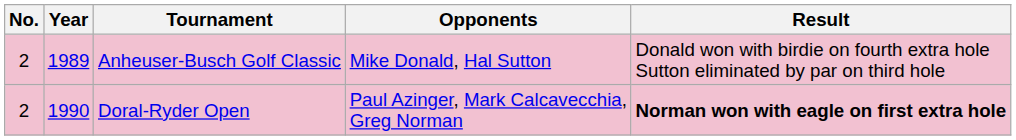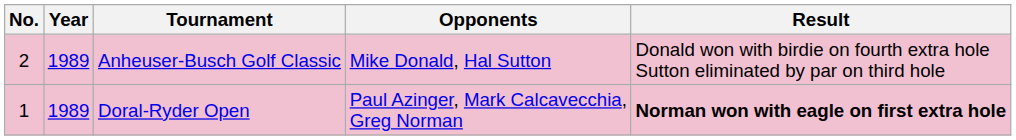(24, 110) 2 -> (24, 110) 1
(69, 110) 1990 -> (69, 110) 1989
